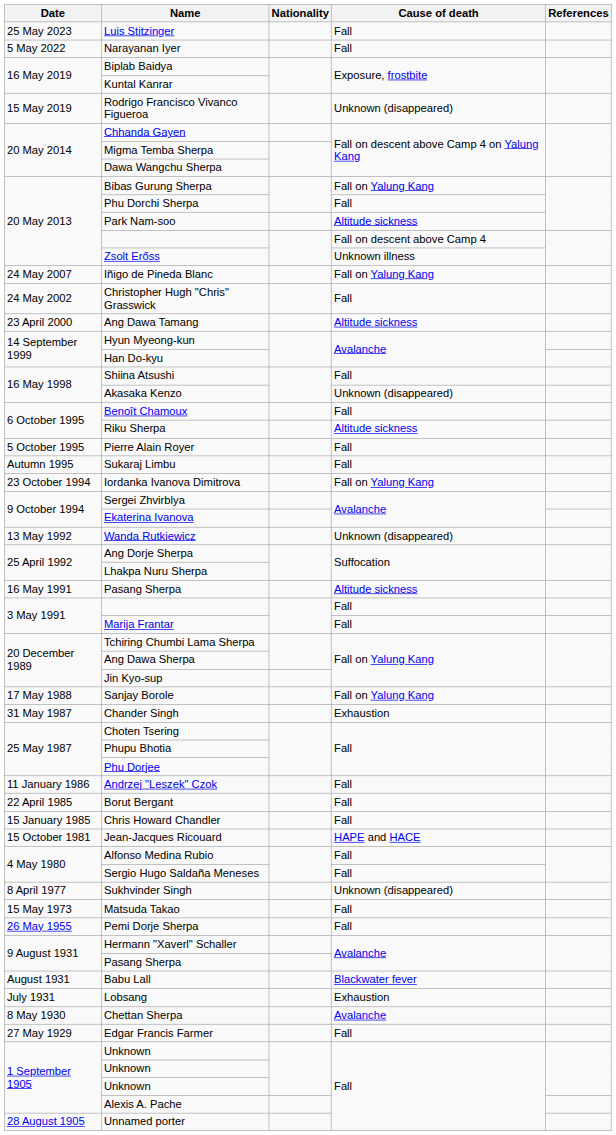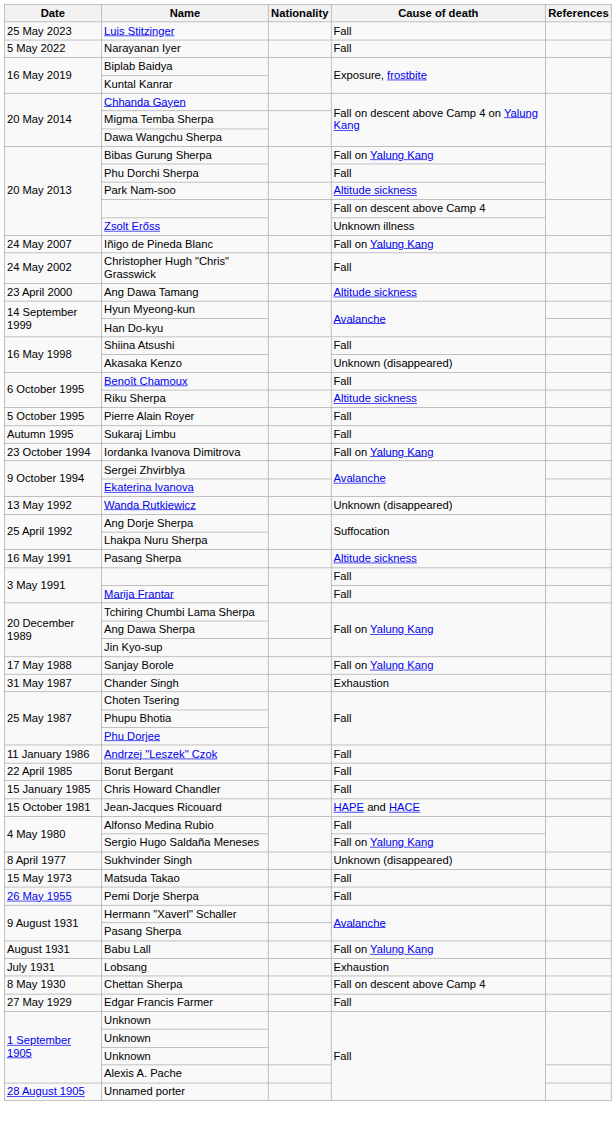- row: (39, 108)
(343, 873) Fall -> (383, 843) Fall on Yalung Kang
(375, 979) Blackwater fever -> (383, 949) Fall on Yalung Kang
(360, 1015) Avalanche -> (409, 985) Fall on descent above Camp 4
